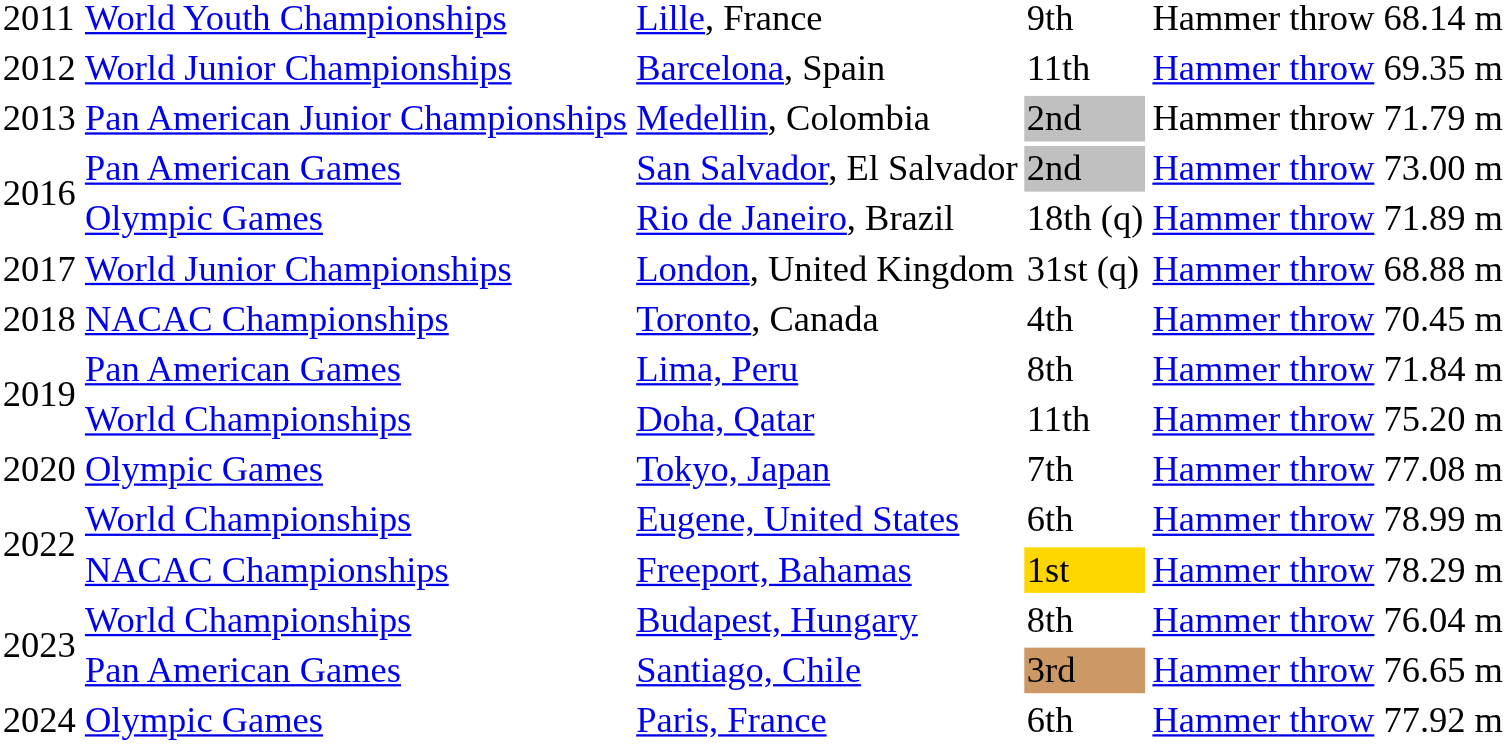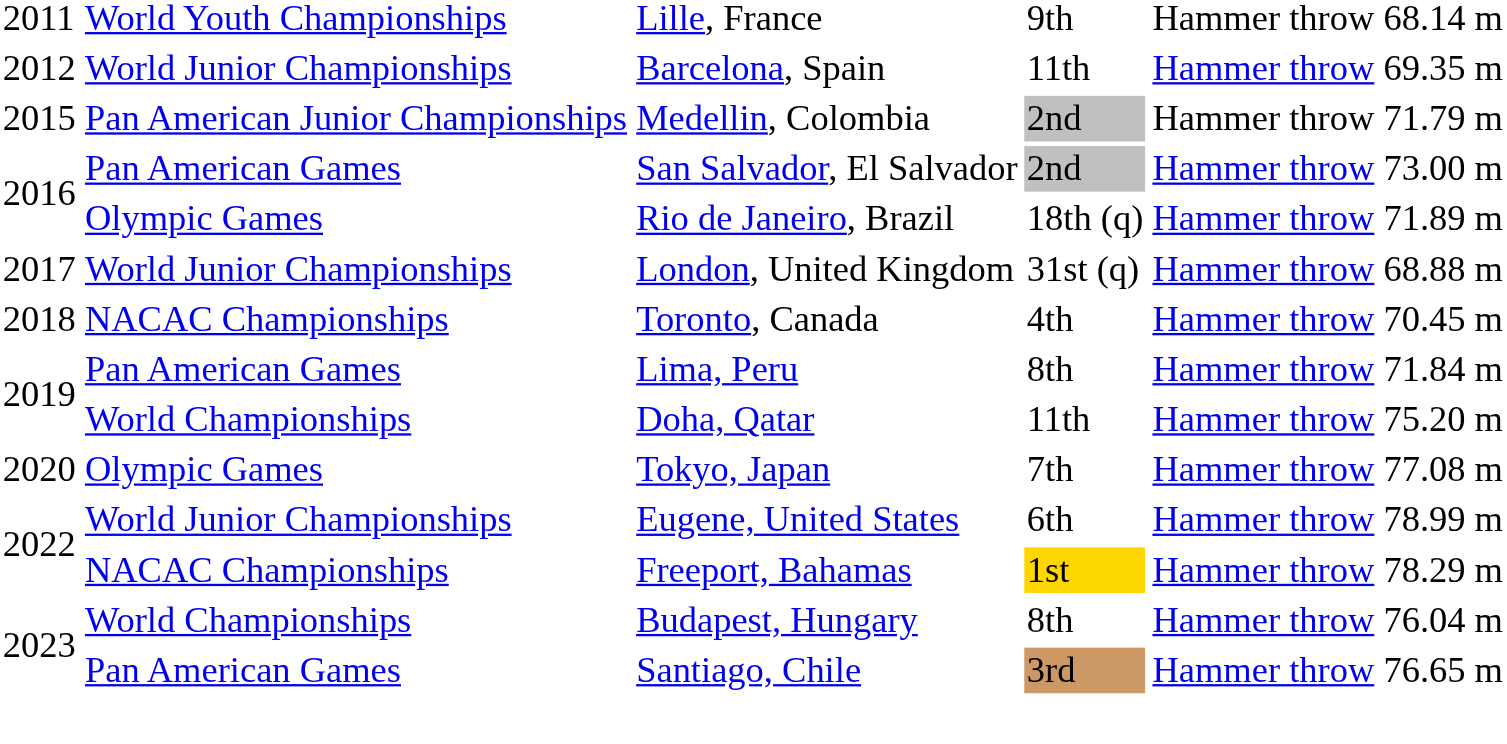(39, 118) 2013 -> (39, 118) 2015
(248, 519) World Championships -> (298, 519) World Junior Championships
- row: (731, 719)
